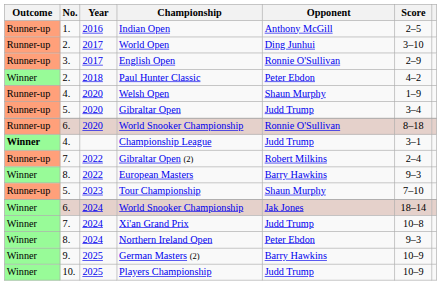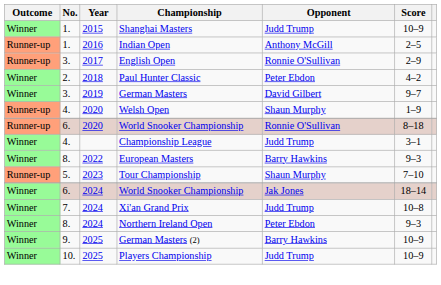+ row: (93, 28)
- row: (93, 45)
+ row: (93, 93)
- row: (93, 110)
(23, 142) bold -> (22, 142) normal
- row: (93, 158)
